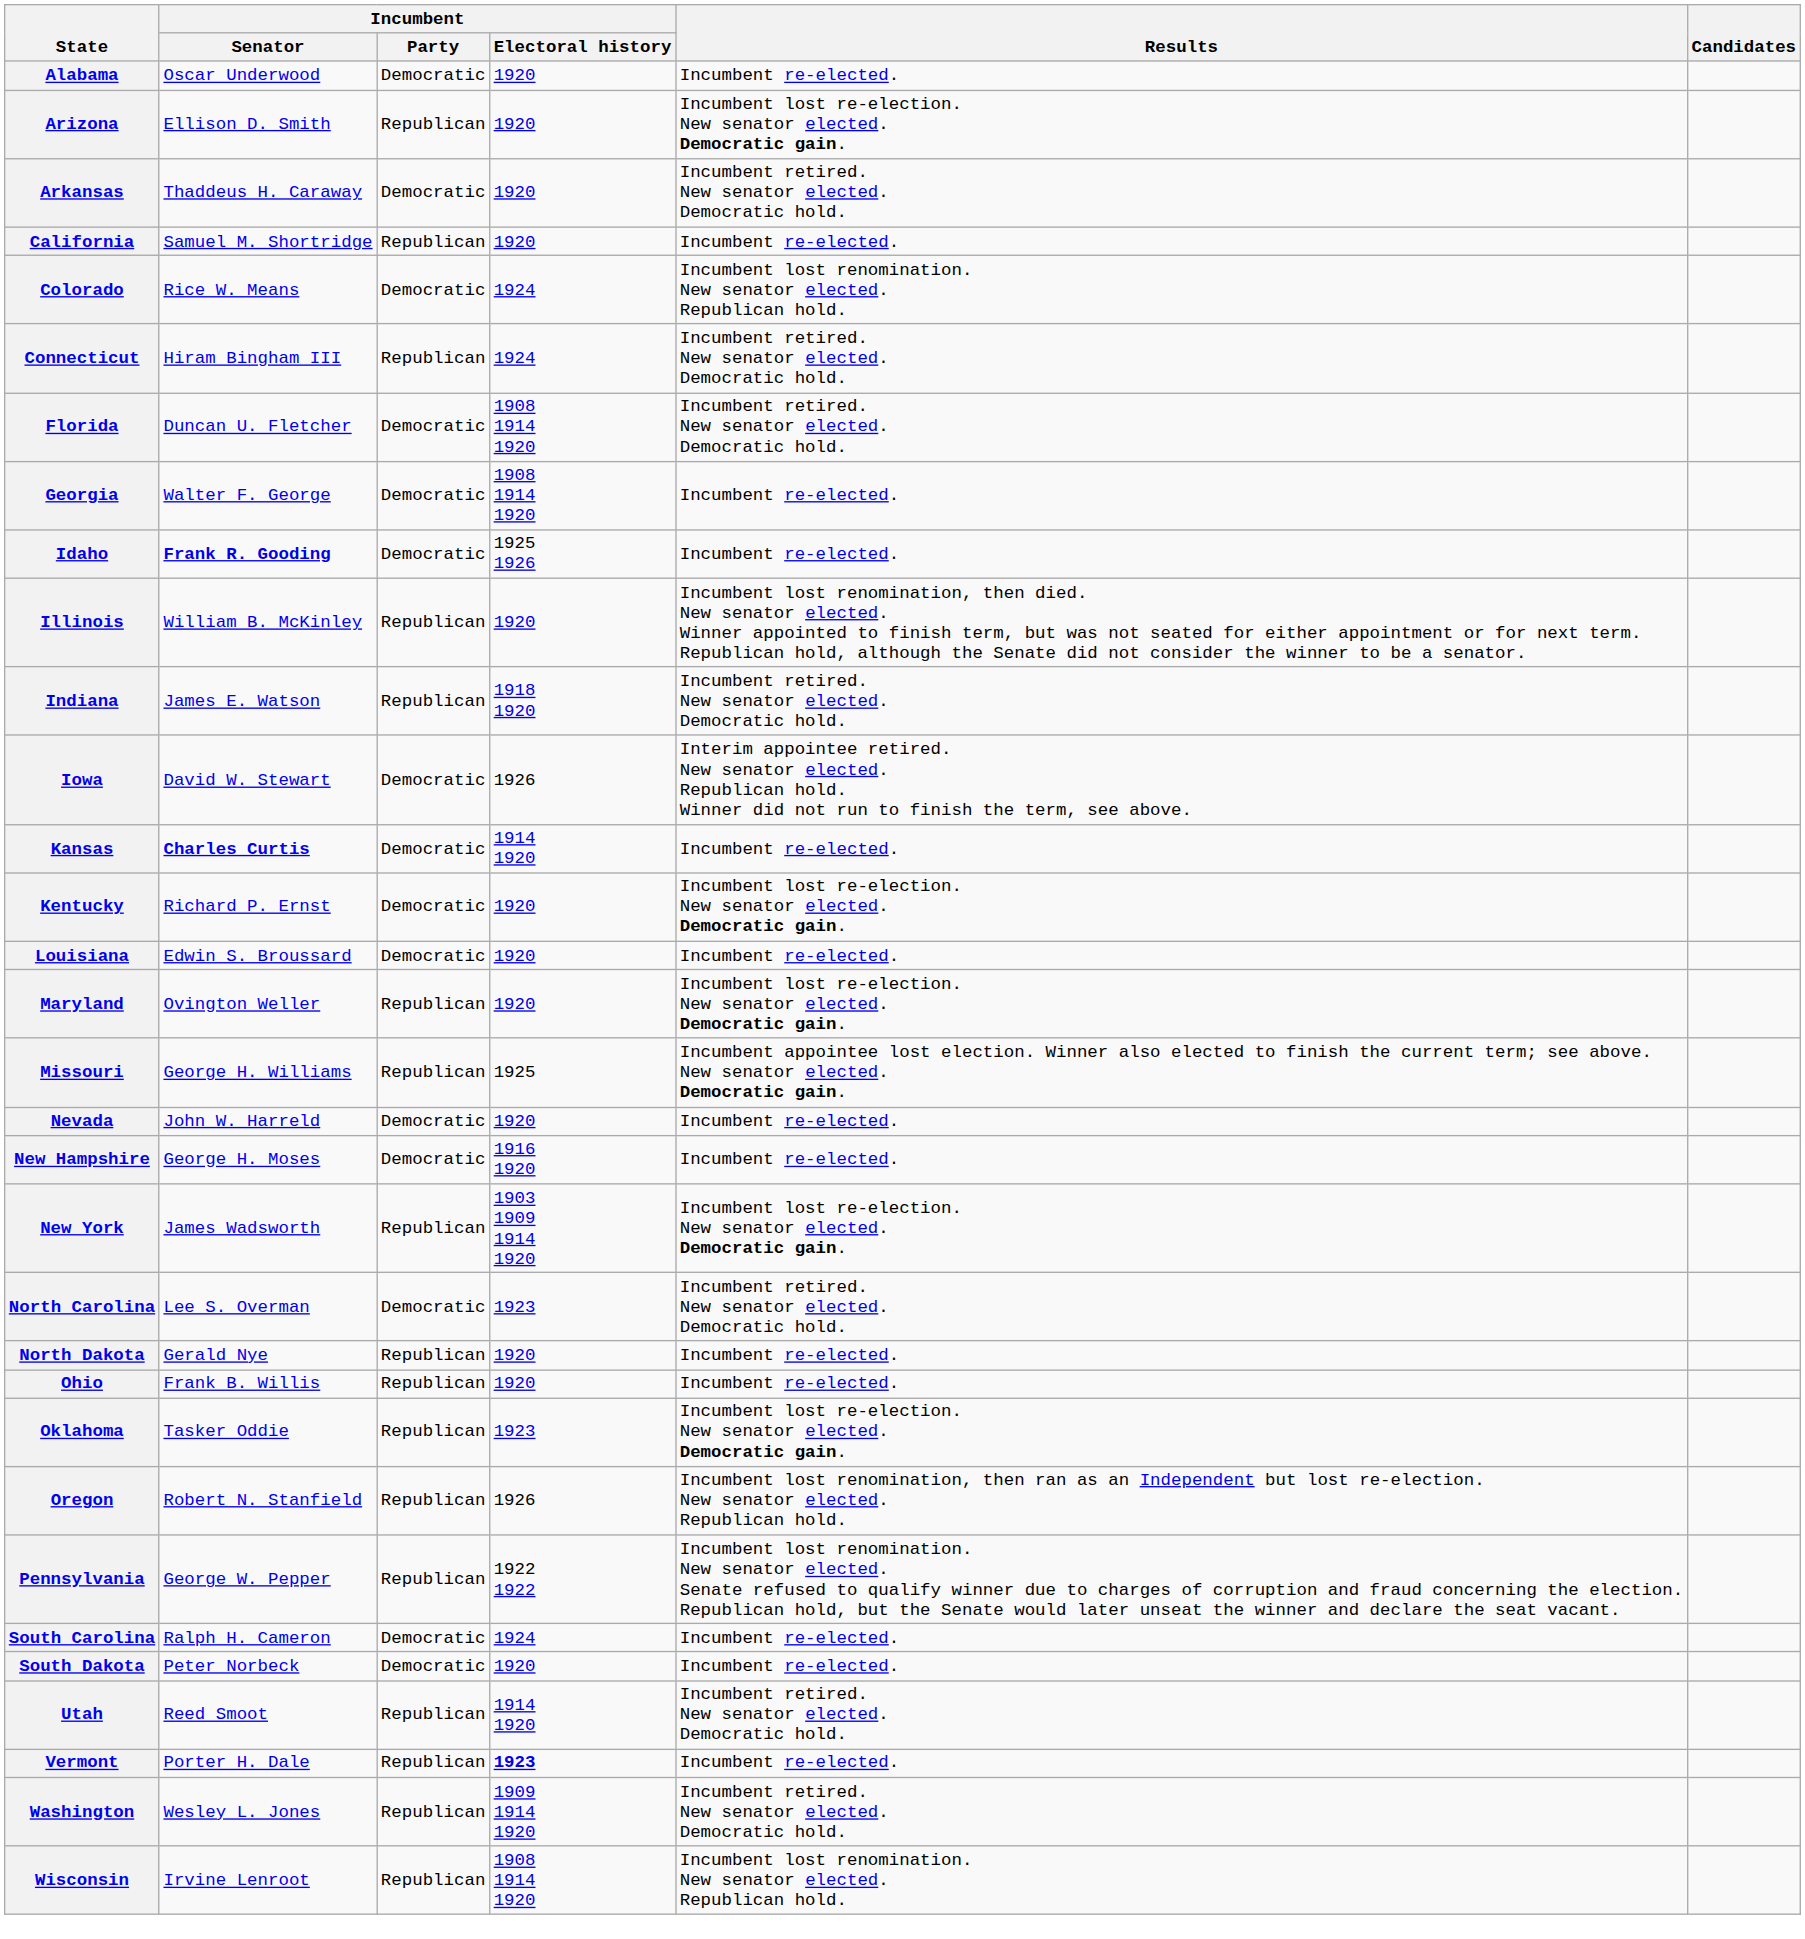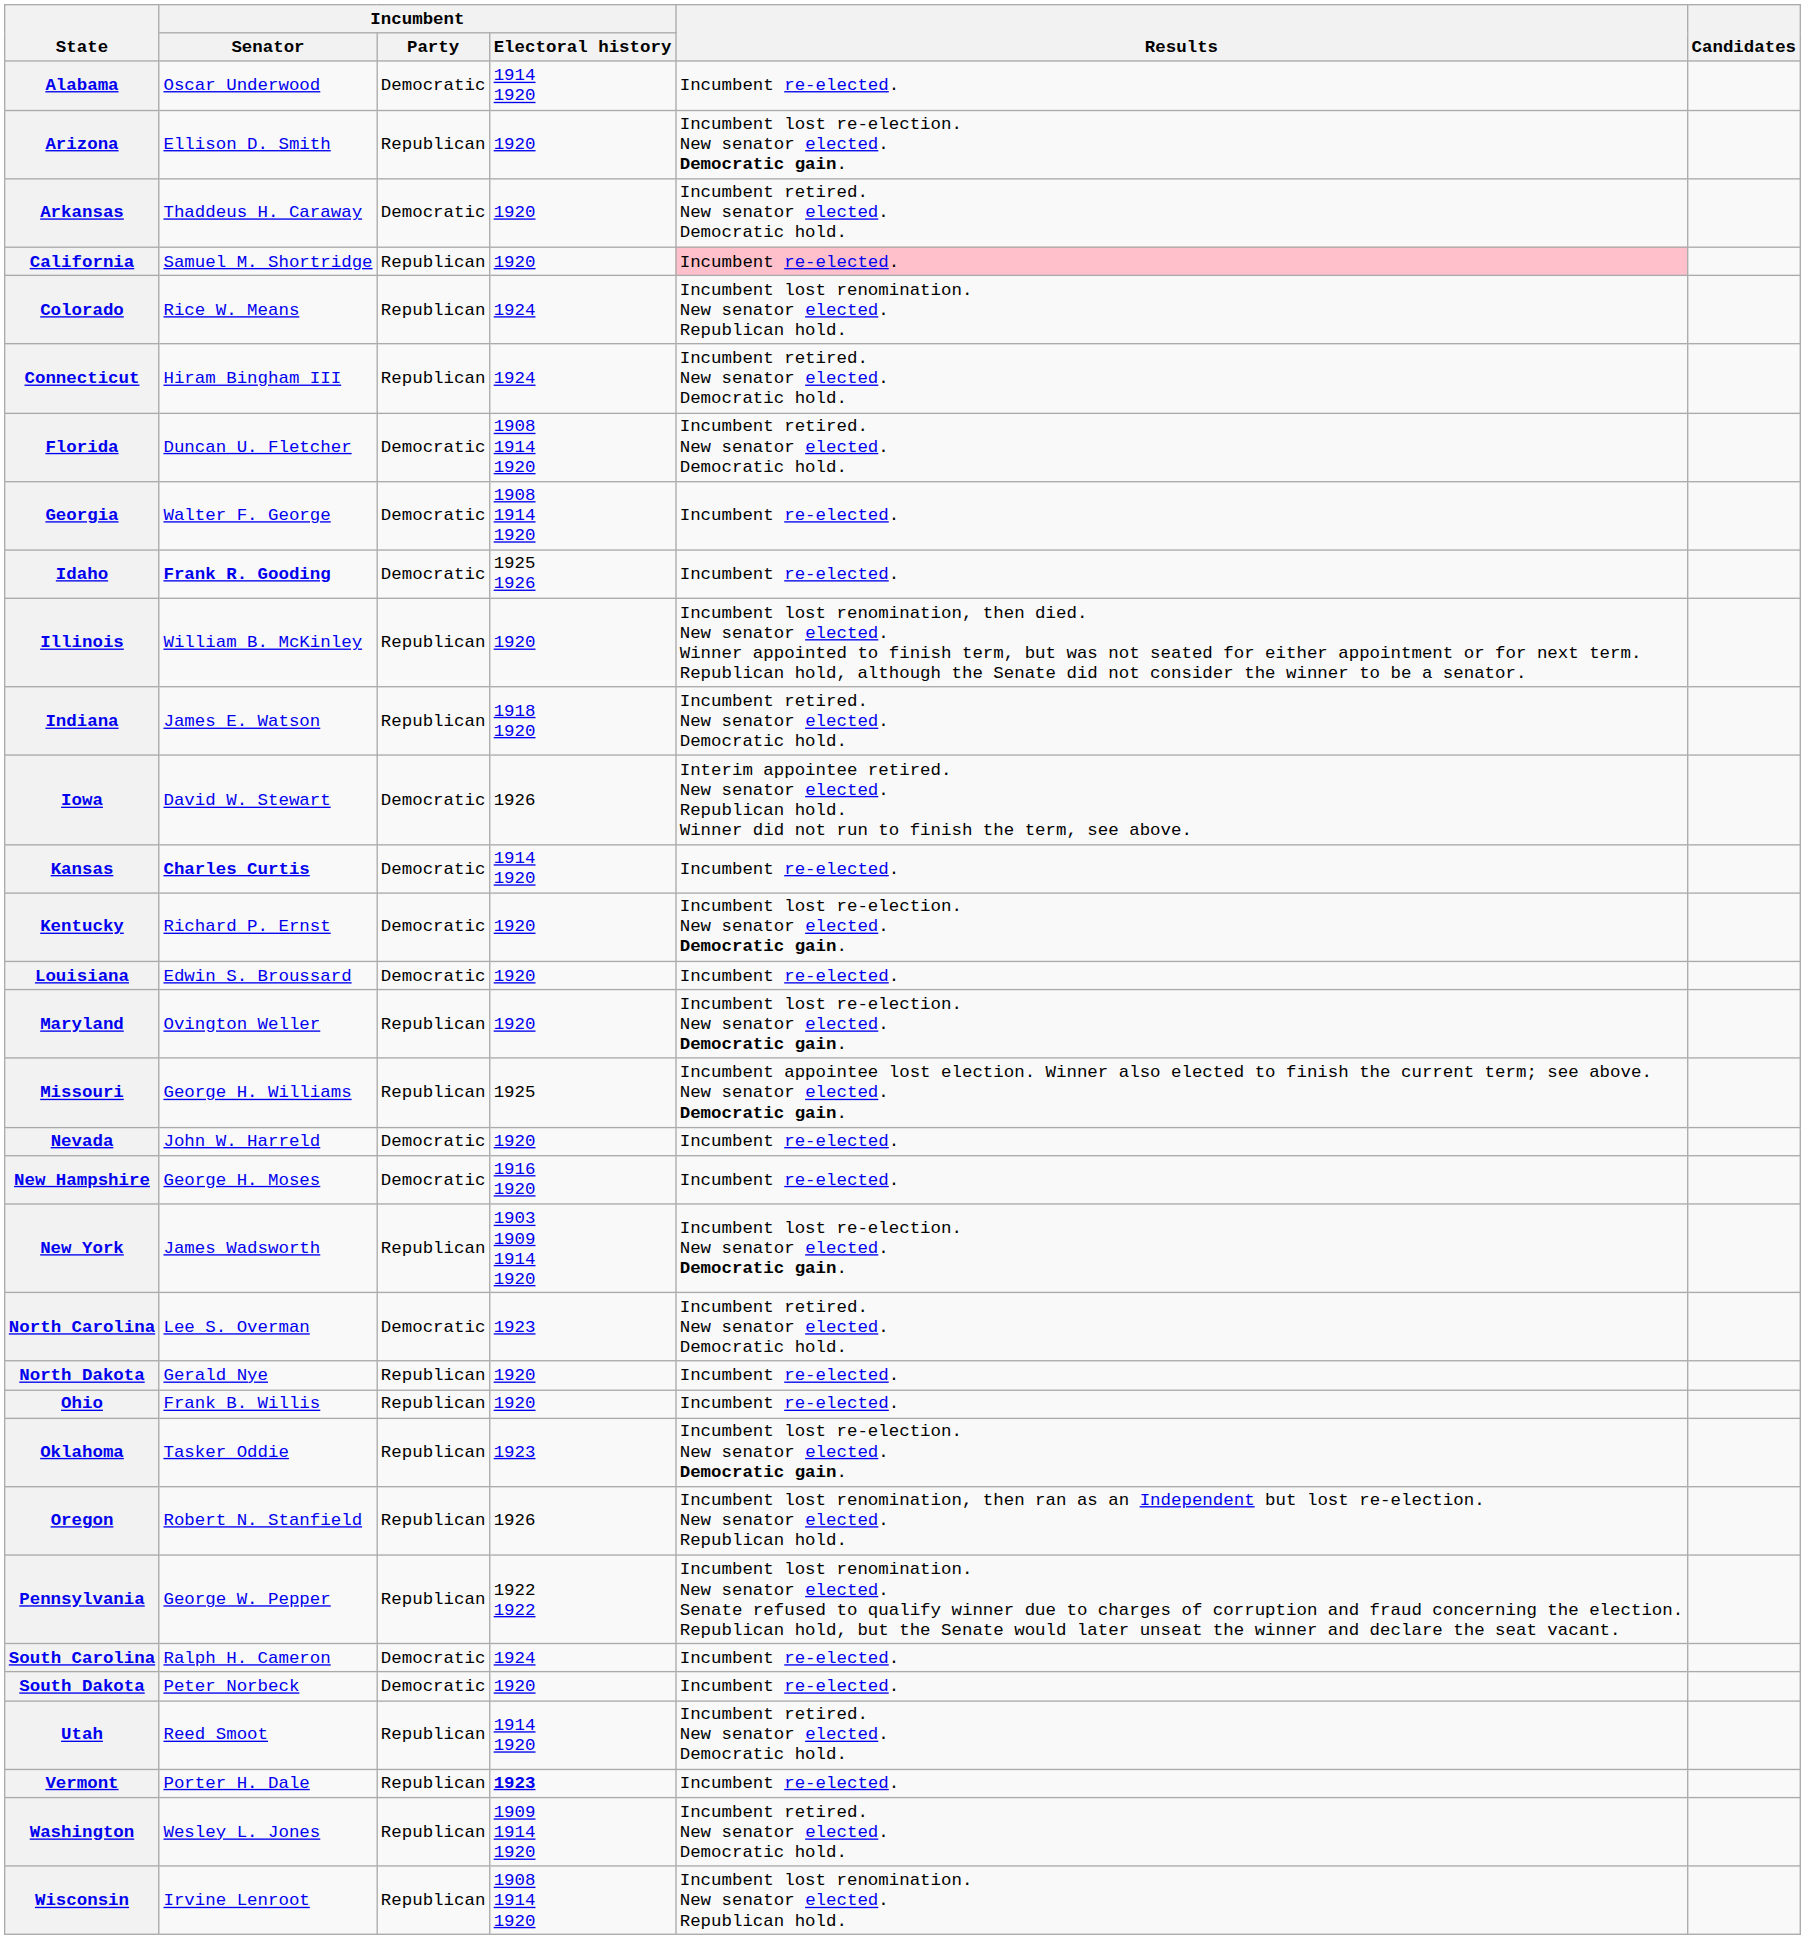(515, 76) 1920 -> (515, 86) 1914 1920
(789, 241) no background -> (789, 261) pink background
(433, 290) Democratic -> (433, 310) Republican
